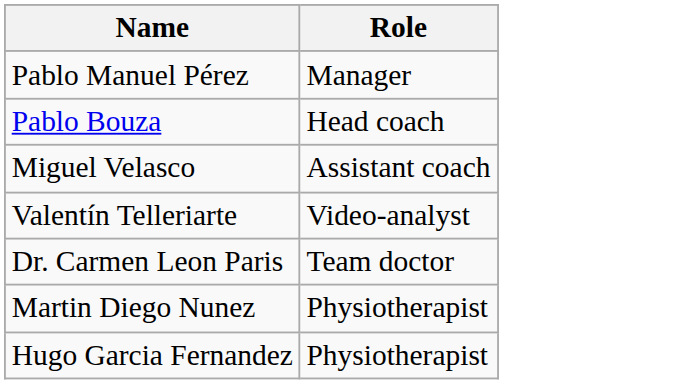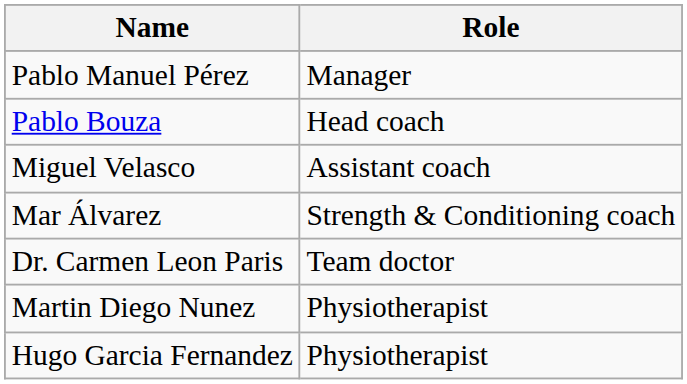- row: (124, 214)
+ row: (86, 214)
